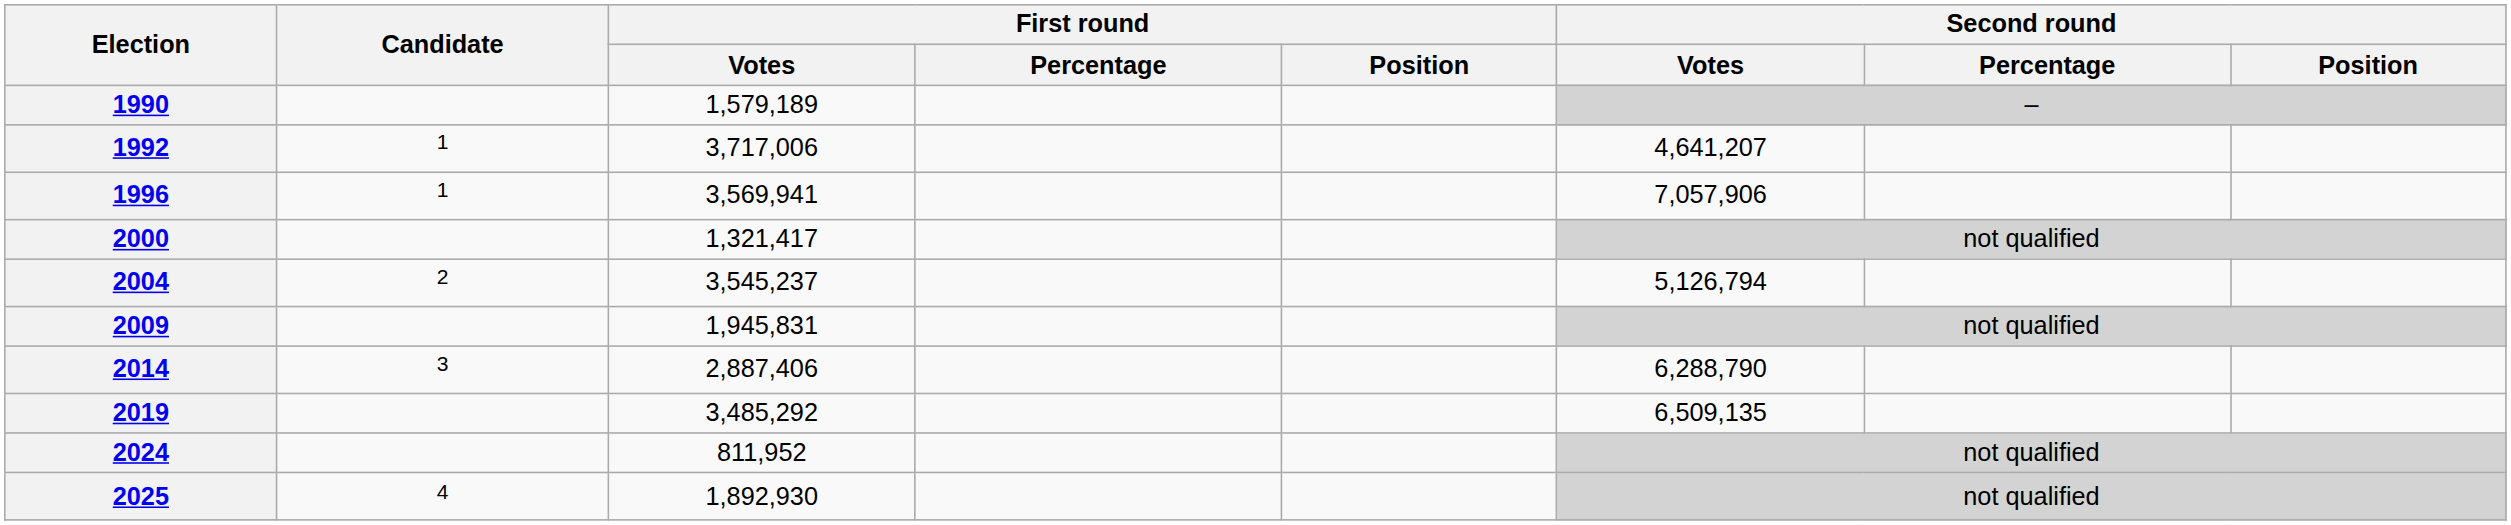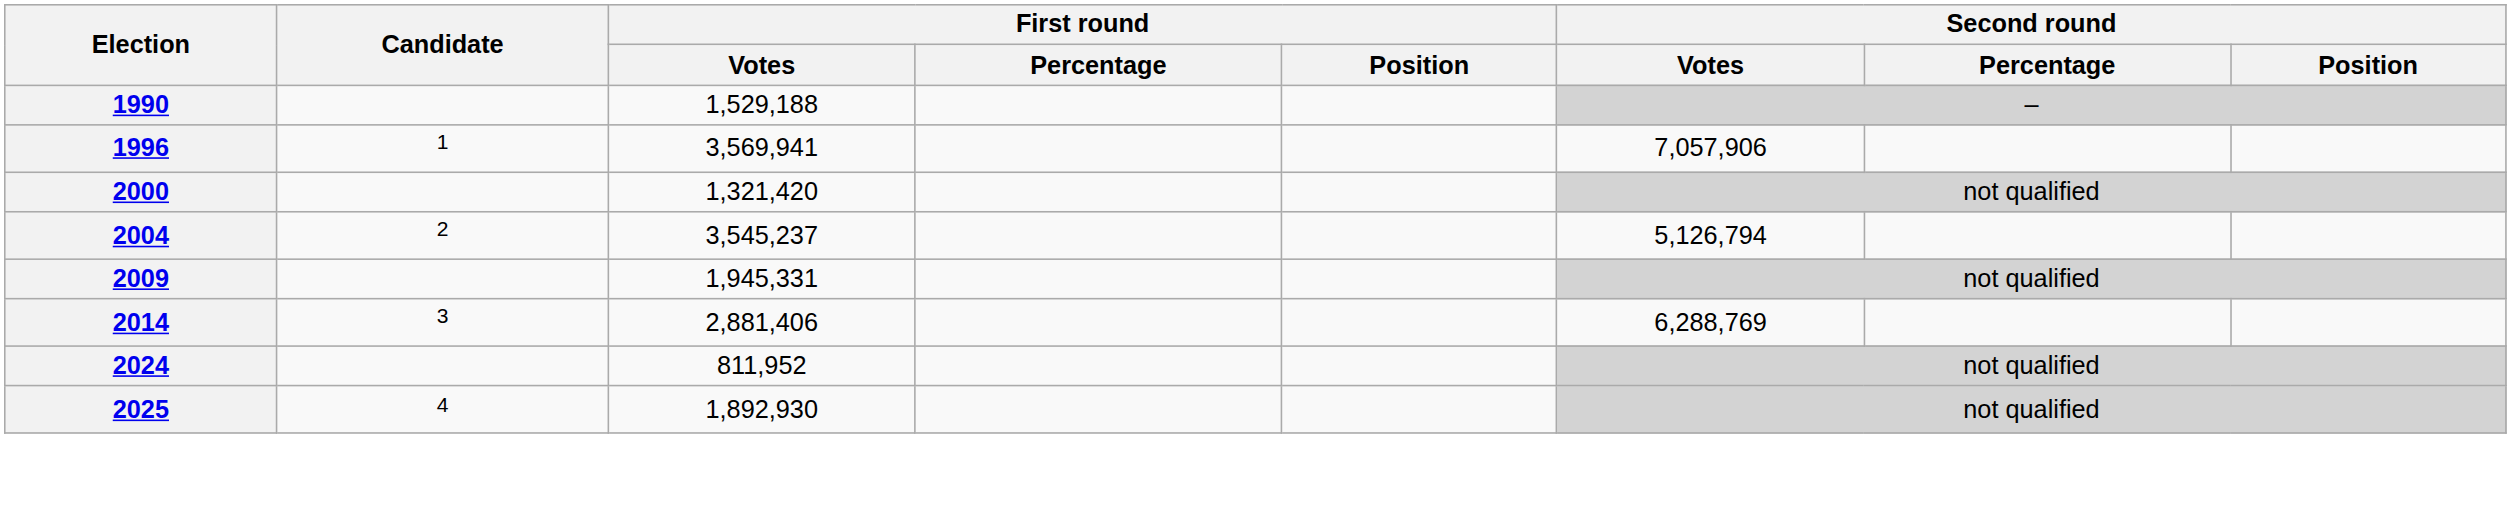(762, 104) 1,579,189 -> (762, 104) 1,529,188
- row: (141, 148)
(762, 238) 1,321,417 -> (762, 191) 1,321,420
(762, 325) 1,945,831 -> (762, 278) 1,945,331
(762, 369) 2,887,406 -> (762, 322) 2,881,406
(1711, 369) 6,288,790 -> (1711, 322) 6,288,769
- row: (141, 412)
